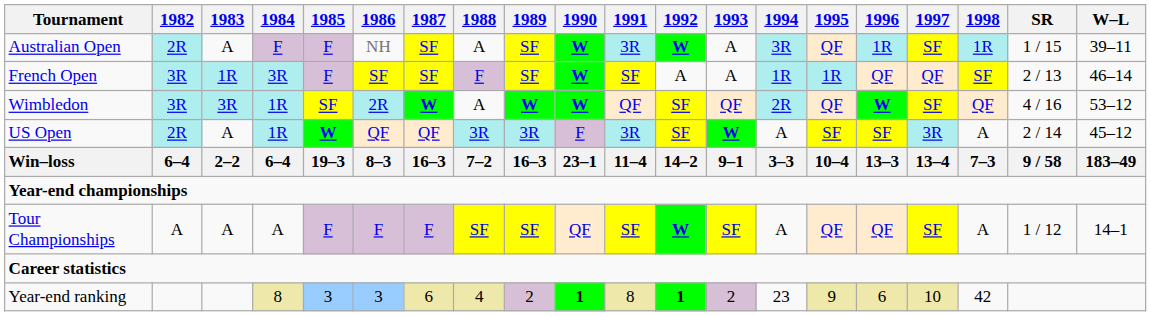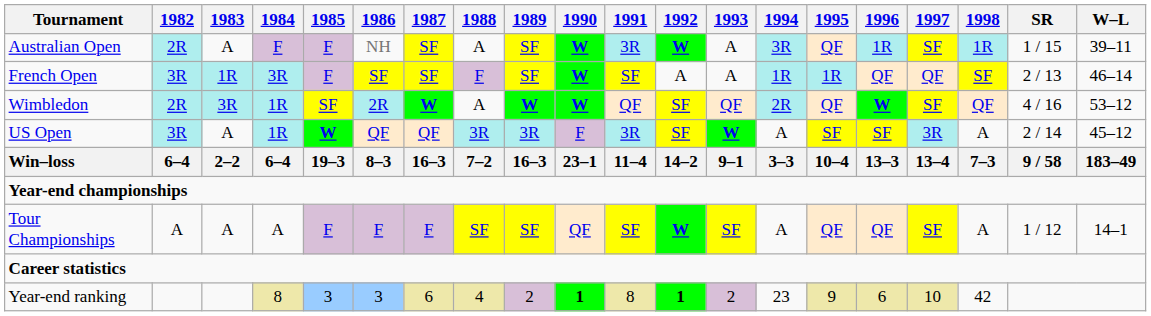(177, 104) 3R -> (177, 104) 2R
(177, 133) 2R -> (177, 133) 3R
